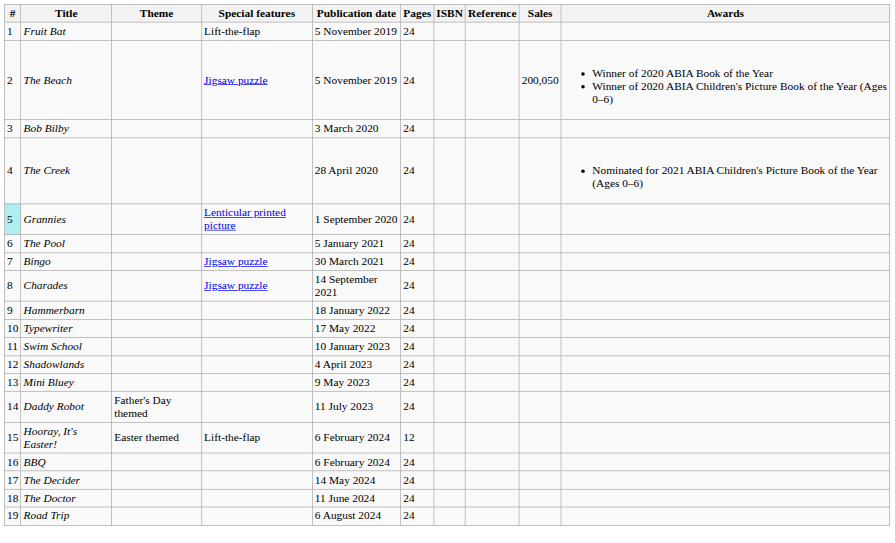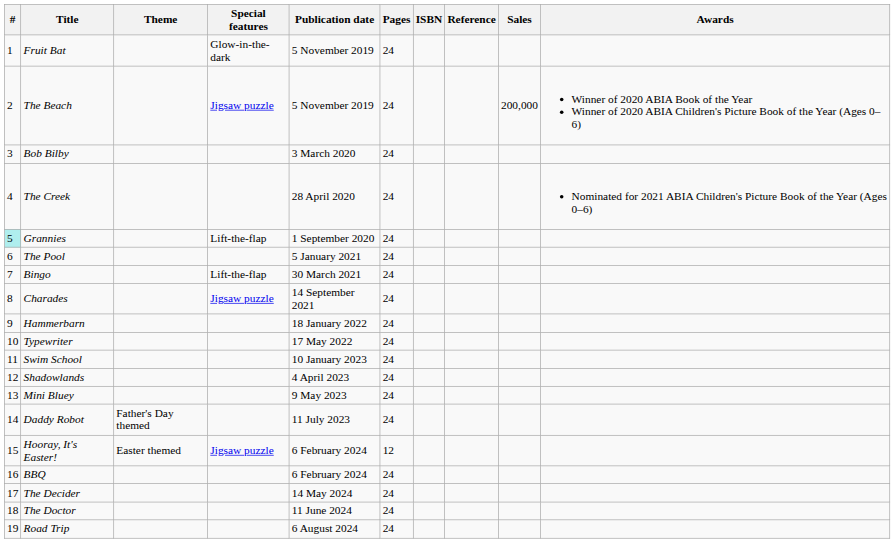(232, 31) Lift-the-flap -> (240, 50) Glow-in-the-dark
(540, 80) 200,050 -> (519, 105) 200,000
(245, 219) Lenticular printed picture -> (238, 238) Lift-the-flap
(236, 261) Jigsaw puzzle -> (238, 274) Lift-the-flap
(232, 437) Lift-the-flap -> (242, 450) Jigsaw puzzle
